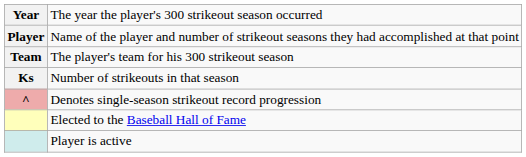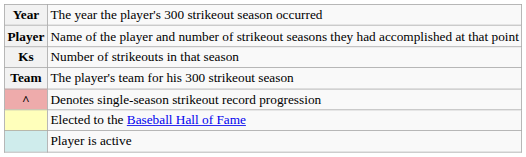rows swapped: (172, 57) <-> (145, 78)
